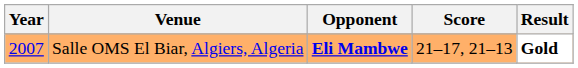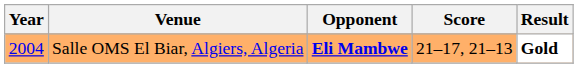(26, 48) 2007 -> (26, 48) 2004
